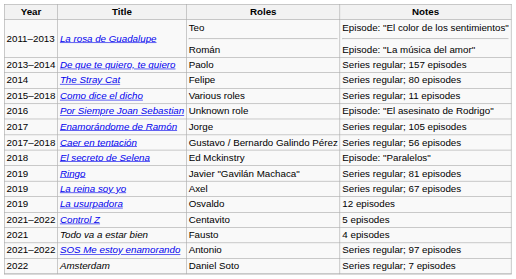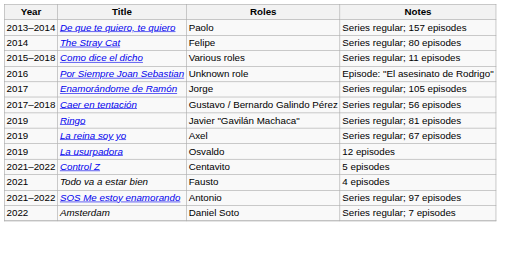- row: (108, 38)
- row: (105, 158)
